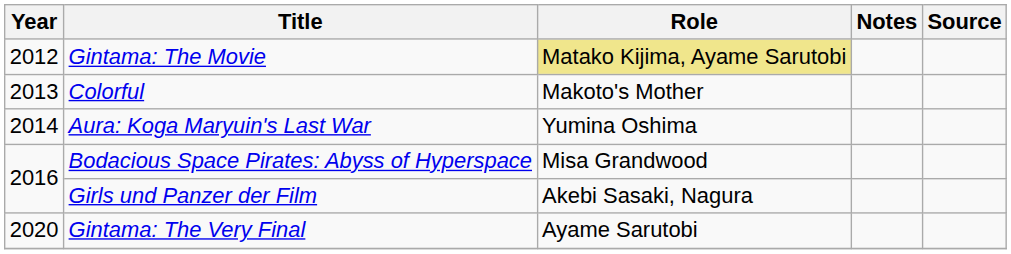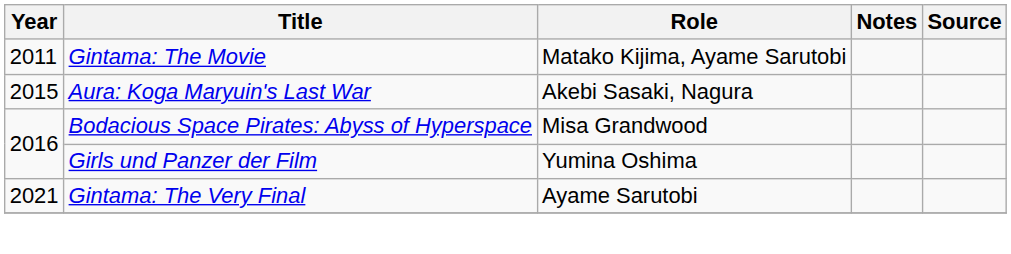(34, 56) 2012 -> (33, 56) 2011
(694, 56) khaki background -> (694, 56) no background
- row: (106, 91)
(34, 126) 2014 -> (34, 91) 2015
(619, 126) Yumina Oshima -> (648, 91) Akebi Sasaki, Nagura
(648, 195) Akebi Sasaki, Nagura -> (619, 160) Yumina Oshima
(34, 230) 2020 -> (34, 195) 2021
